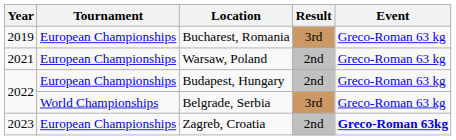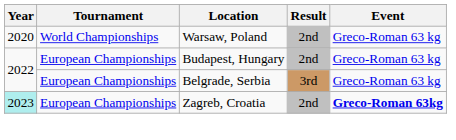- row: (236, 37)
(21, 59) 2021 -> (21, 37) 2020
(108, 59) European Championships -> (99, 37) World Championships
(99, 102) World Championships -> (108, 81) European Championships
(21, 124) no background -> (21, 102) paleturquoise background
